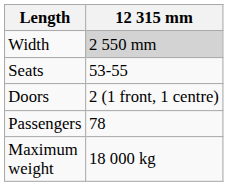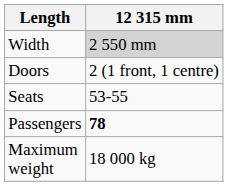rows swapped: (26, 70) <-> (29, 96)
(97, 123) normal -> (97, 123) bold
